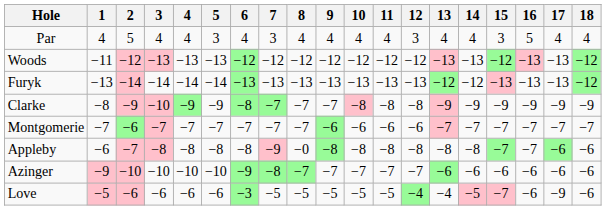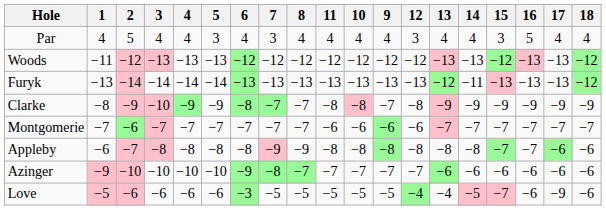columns swapped: (330, 15) <-> (387, 15)
(473, 82) −12 -> (473, 82) −11
(301, 149) −0 -> (301, 149) −9
